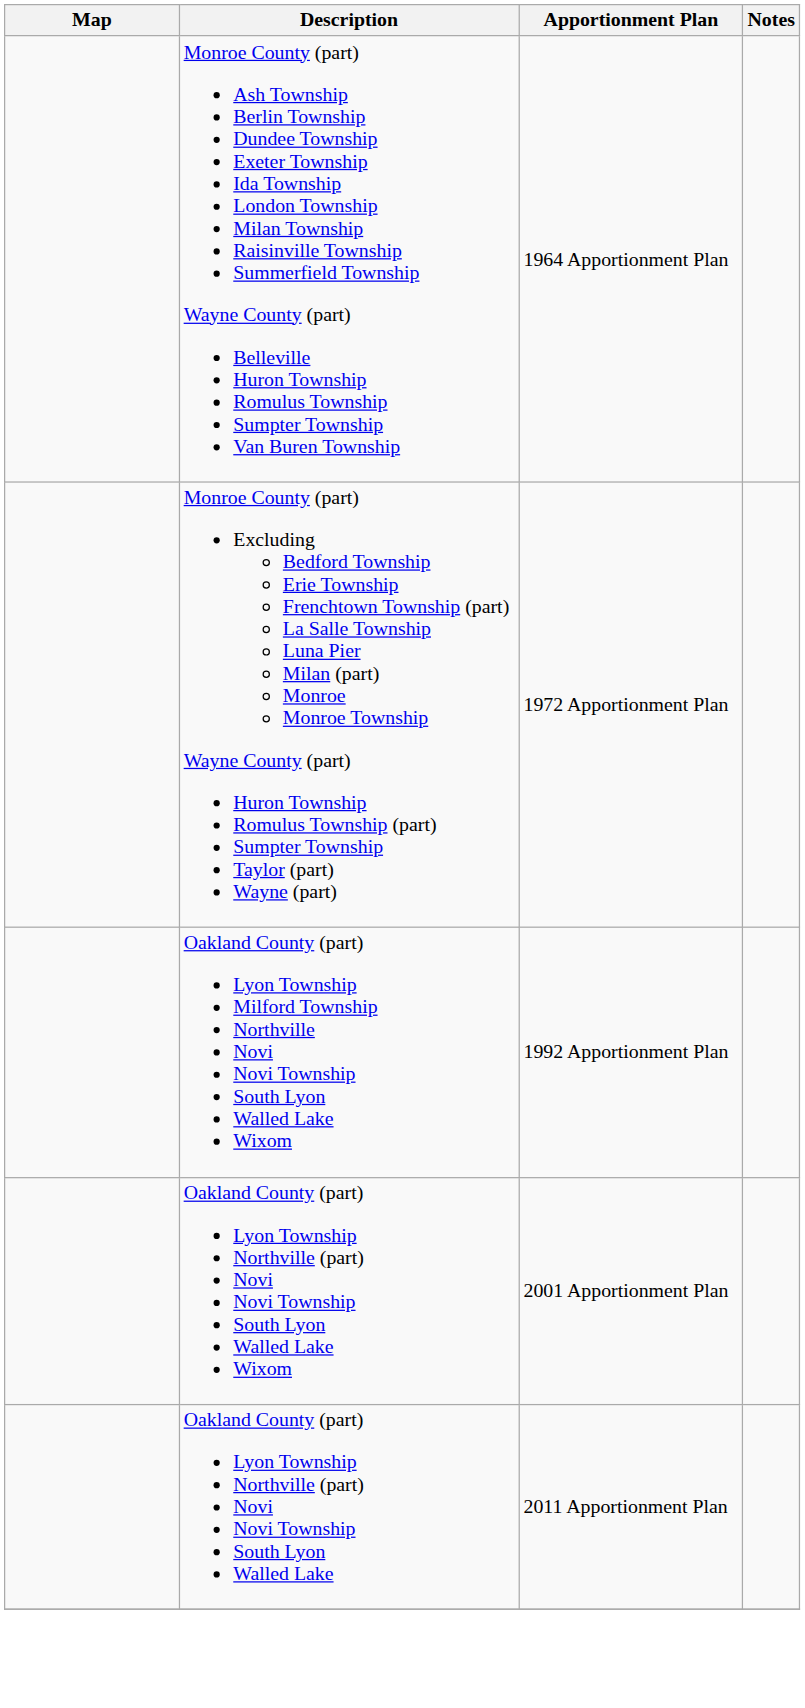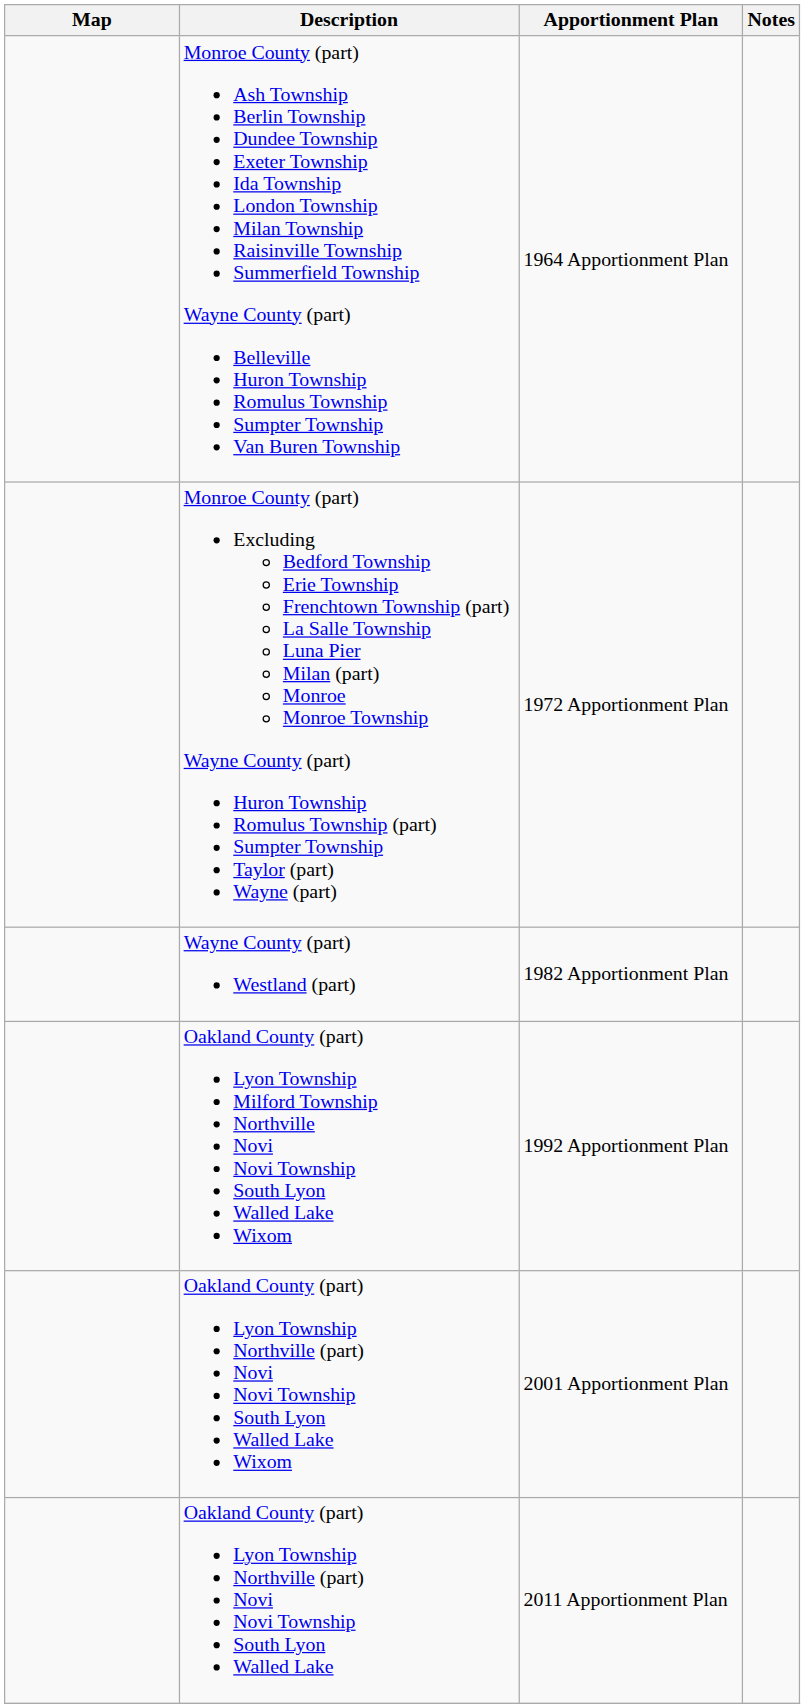+ row: (349, 964)
